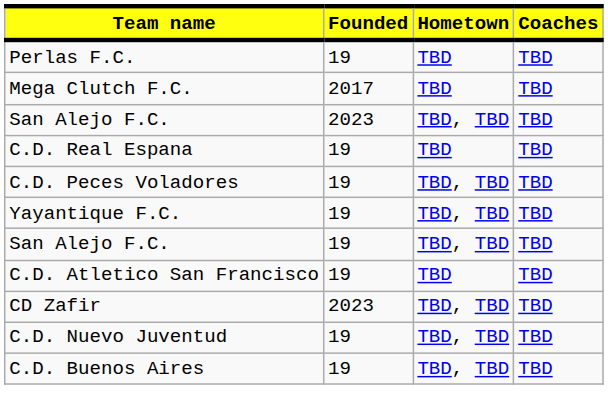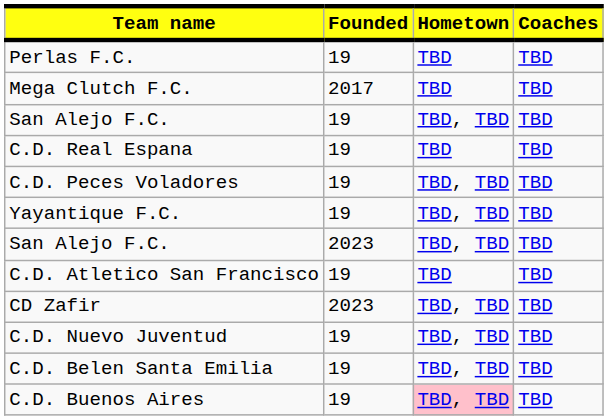rows swapped: (90, 244) <-> (90, 120)
+ row: (141, 369)
(463, 369) no background -> (463, 400) pink background
